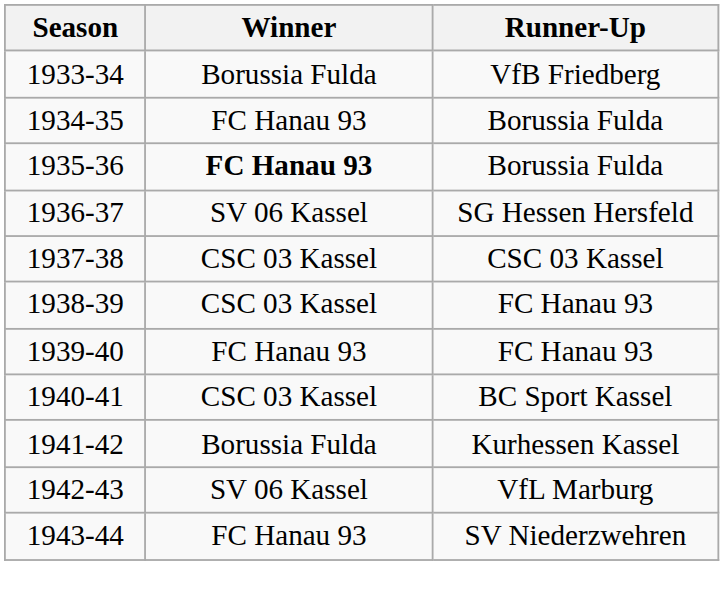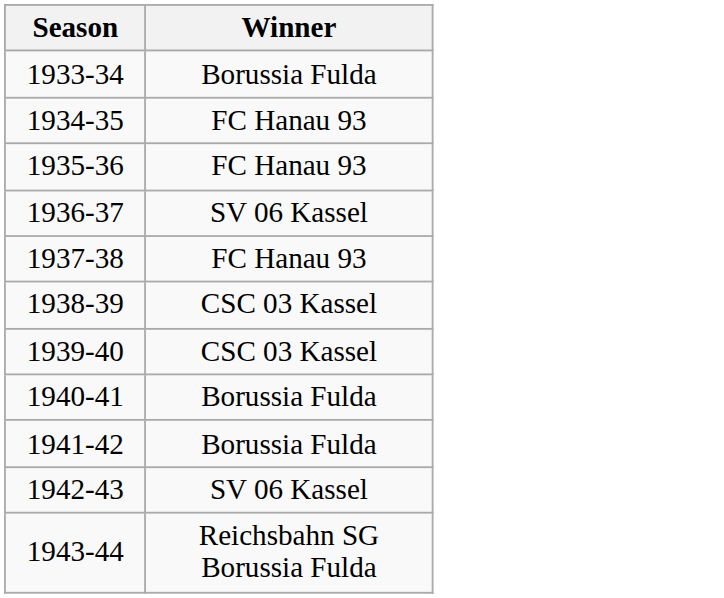- column: (575, 27)
(289, 166) bold -> (289, 166) normal
(289, 258) CSC 03 Kassel -> (289, 258) FC Hanau 93
(289, 350) FC Hanau 93 -> (289, 350) CSC 03 Kassel
(289, 397) CSC 03 Kassel -> (289, 397) Borussia Fulda
(289, 535) FC Hanau 93 -> (289, 551) Reichsbahn SG Borussia Fulda
